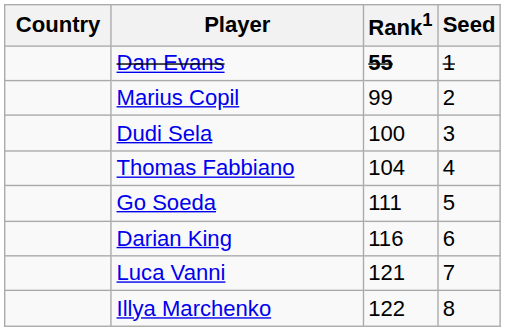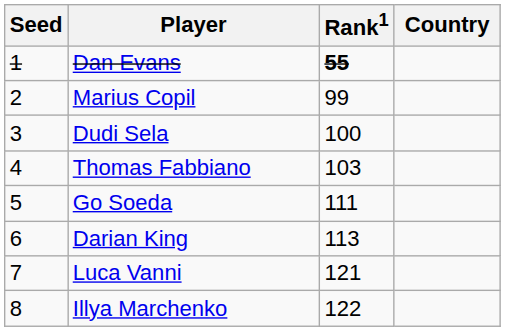columns swapped: (58, 24) <-> (469, 24)
(387, 168) 104 -> (343, 168) 103
(386, 238) 116 -> (342, 238) 113
